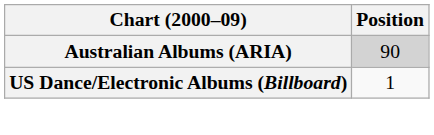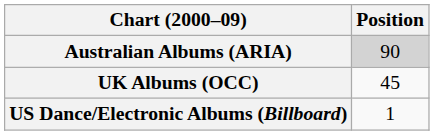+ row: (178, 82)
